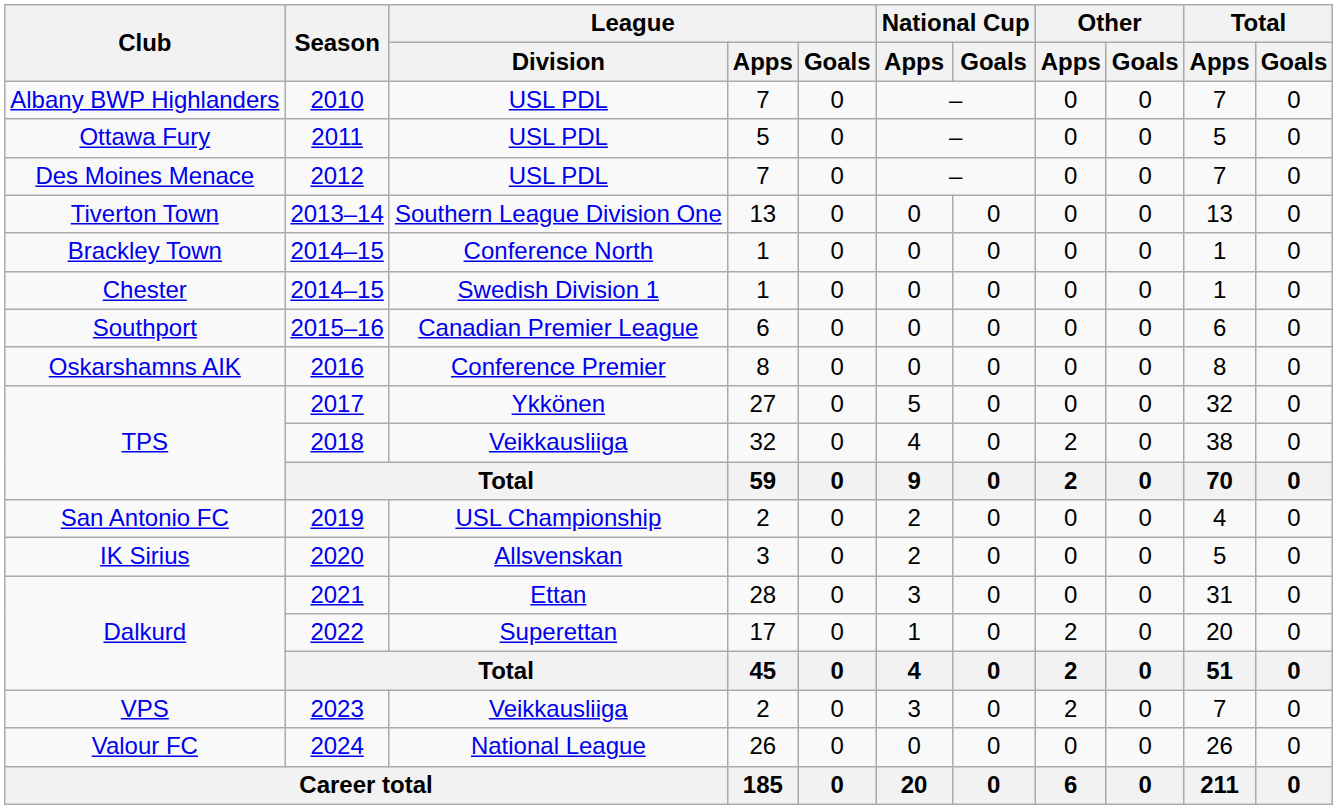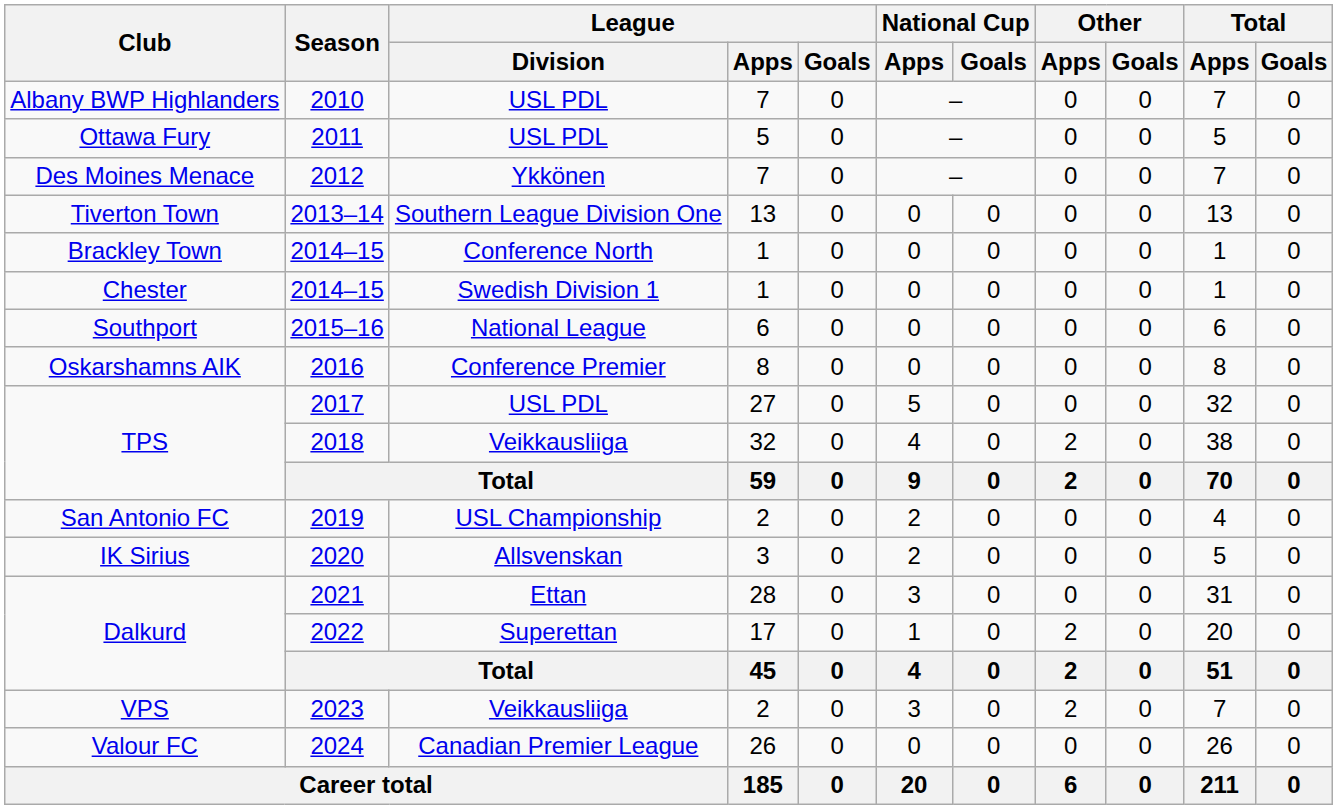(558, 175) USL PDL -> (558, 175) Ykkönen
(558, 328) Canadian Premier League -> (558, 328) National League
(558, 404) Ykkönen -> (558, 404) USL PDL
(558, 746) National League -> (558, 746) Canadian Premier League
